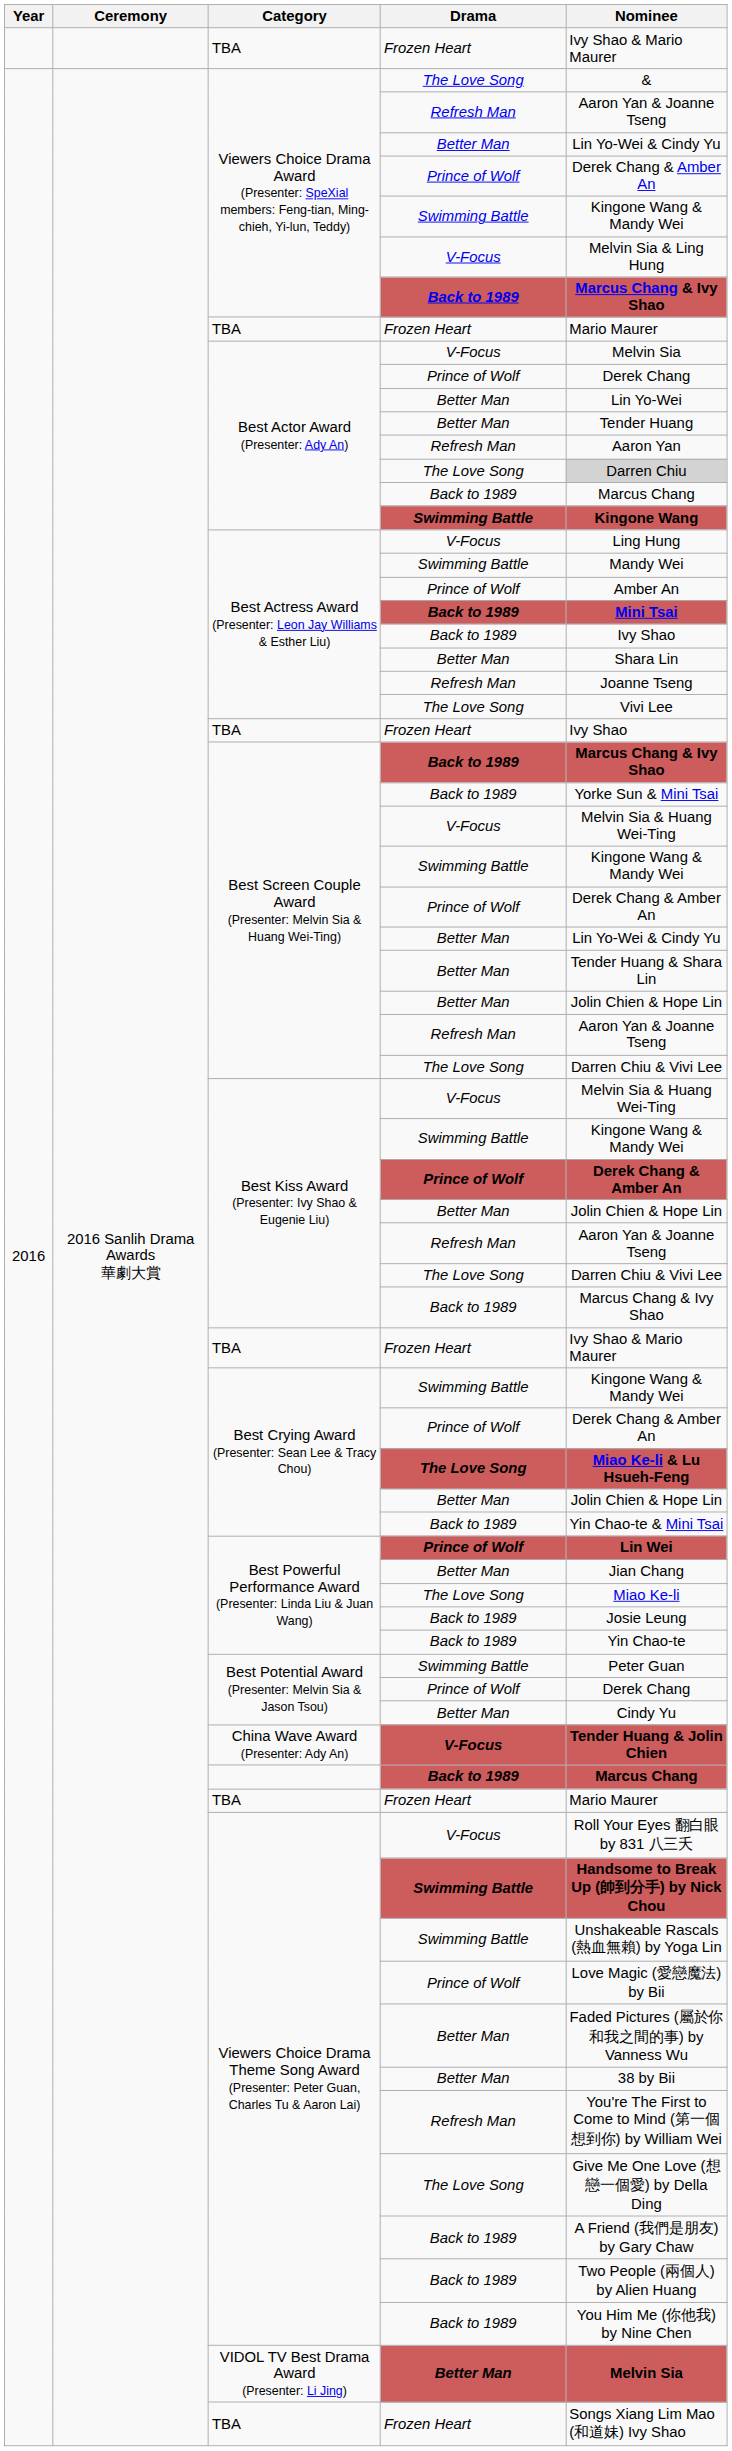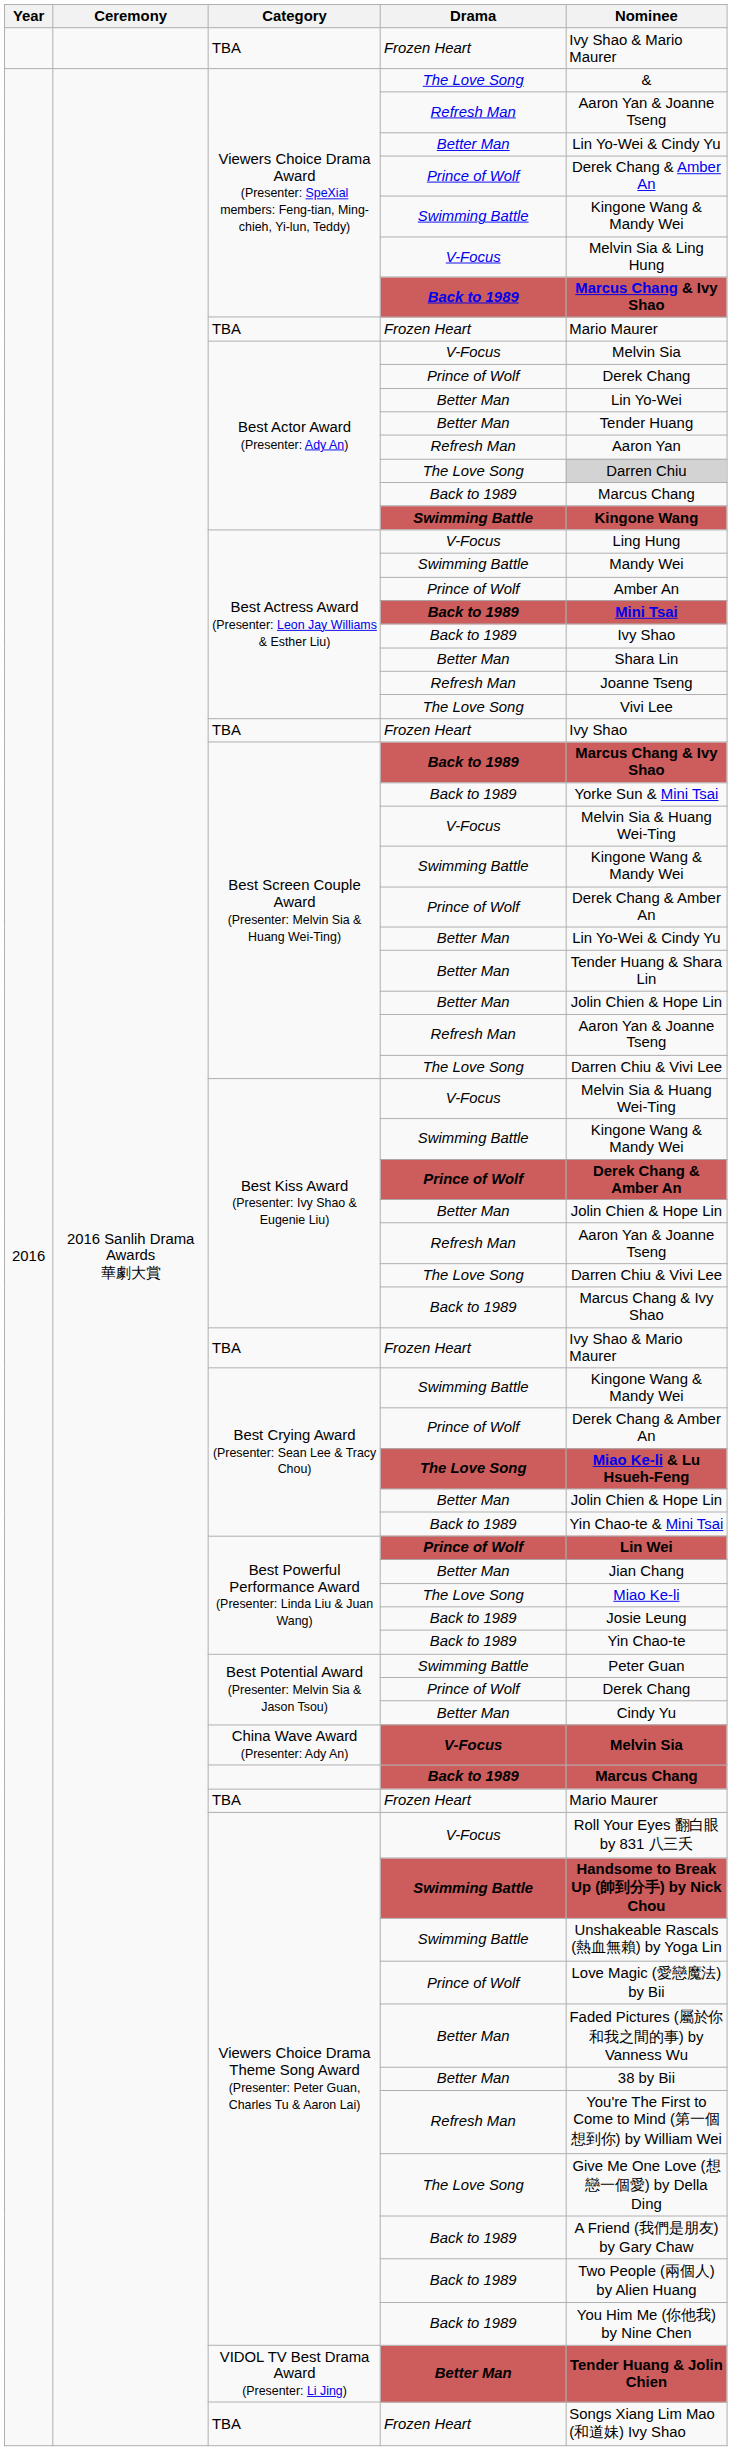(646, 1744) Tender Huang & Jolin Chien -> (646, 1744) Melvin Sia
(646, 2373) Melvin Sia -> (646, 2373) Tender Huang & Jolin Chien
